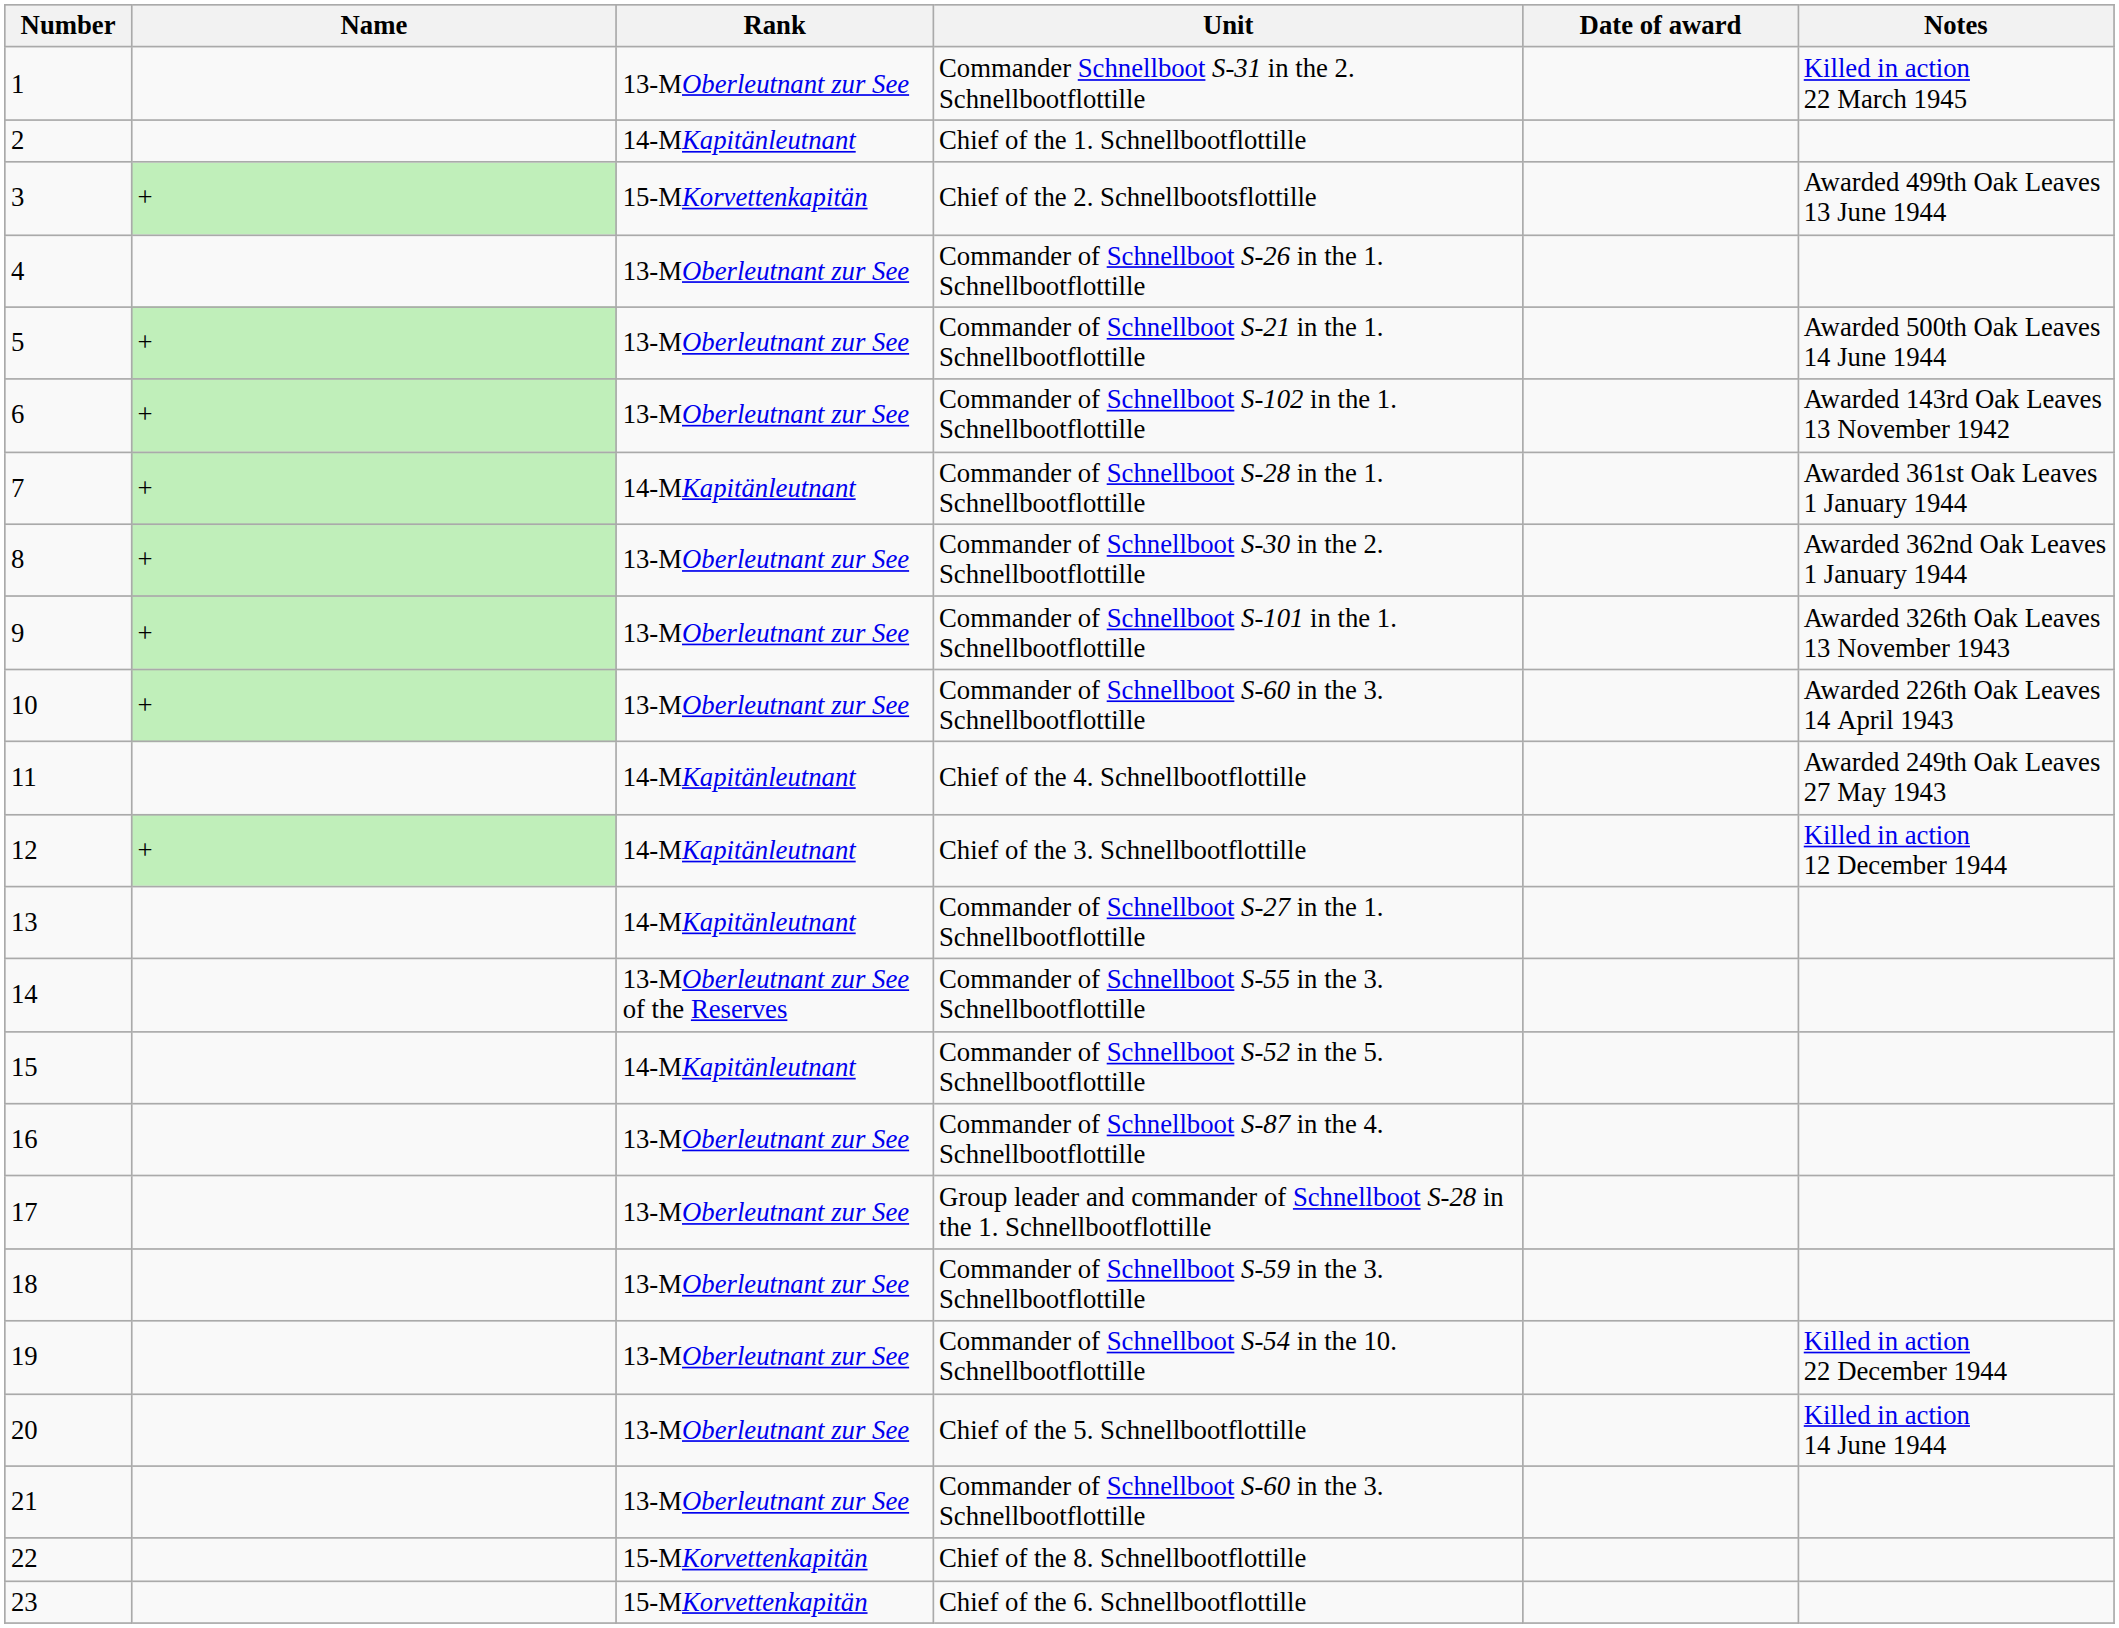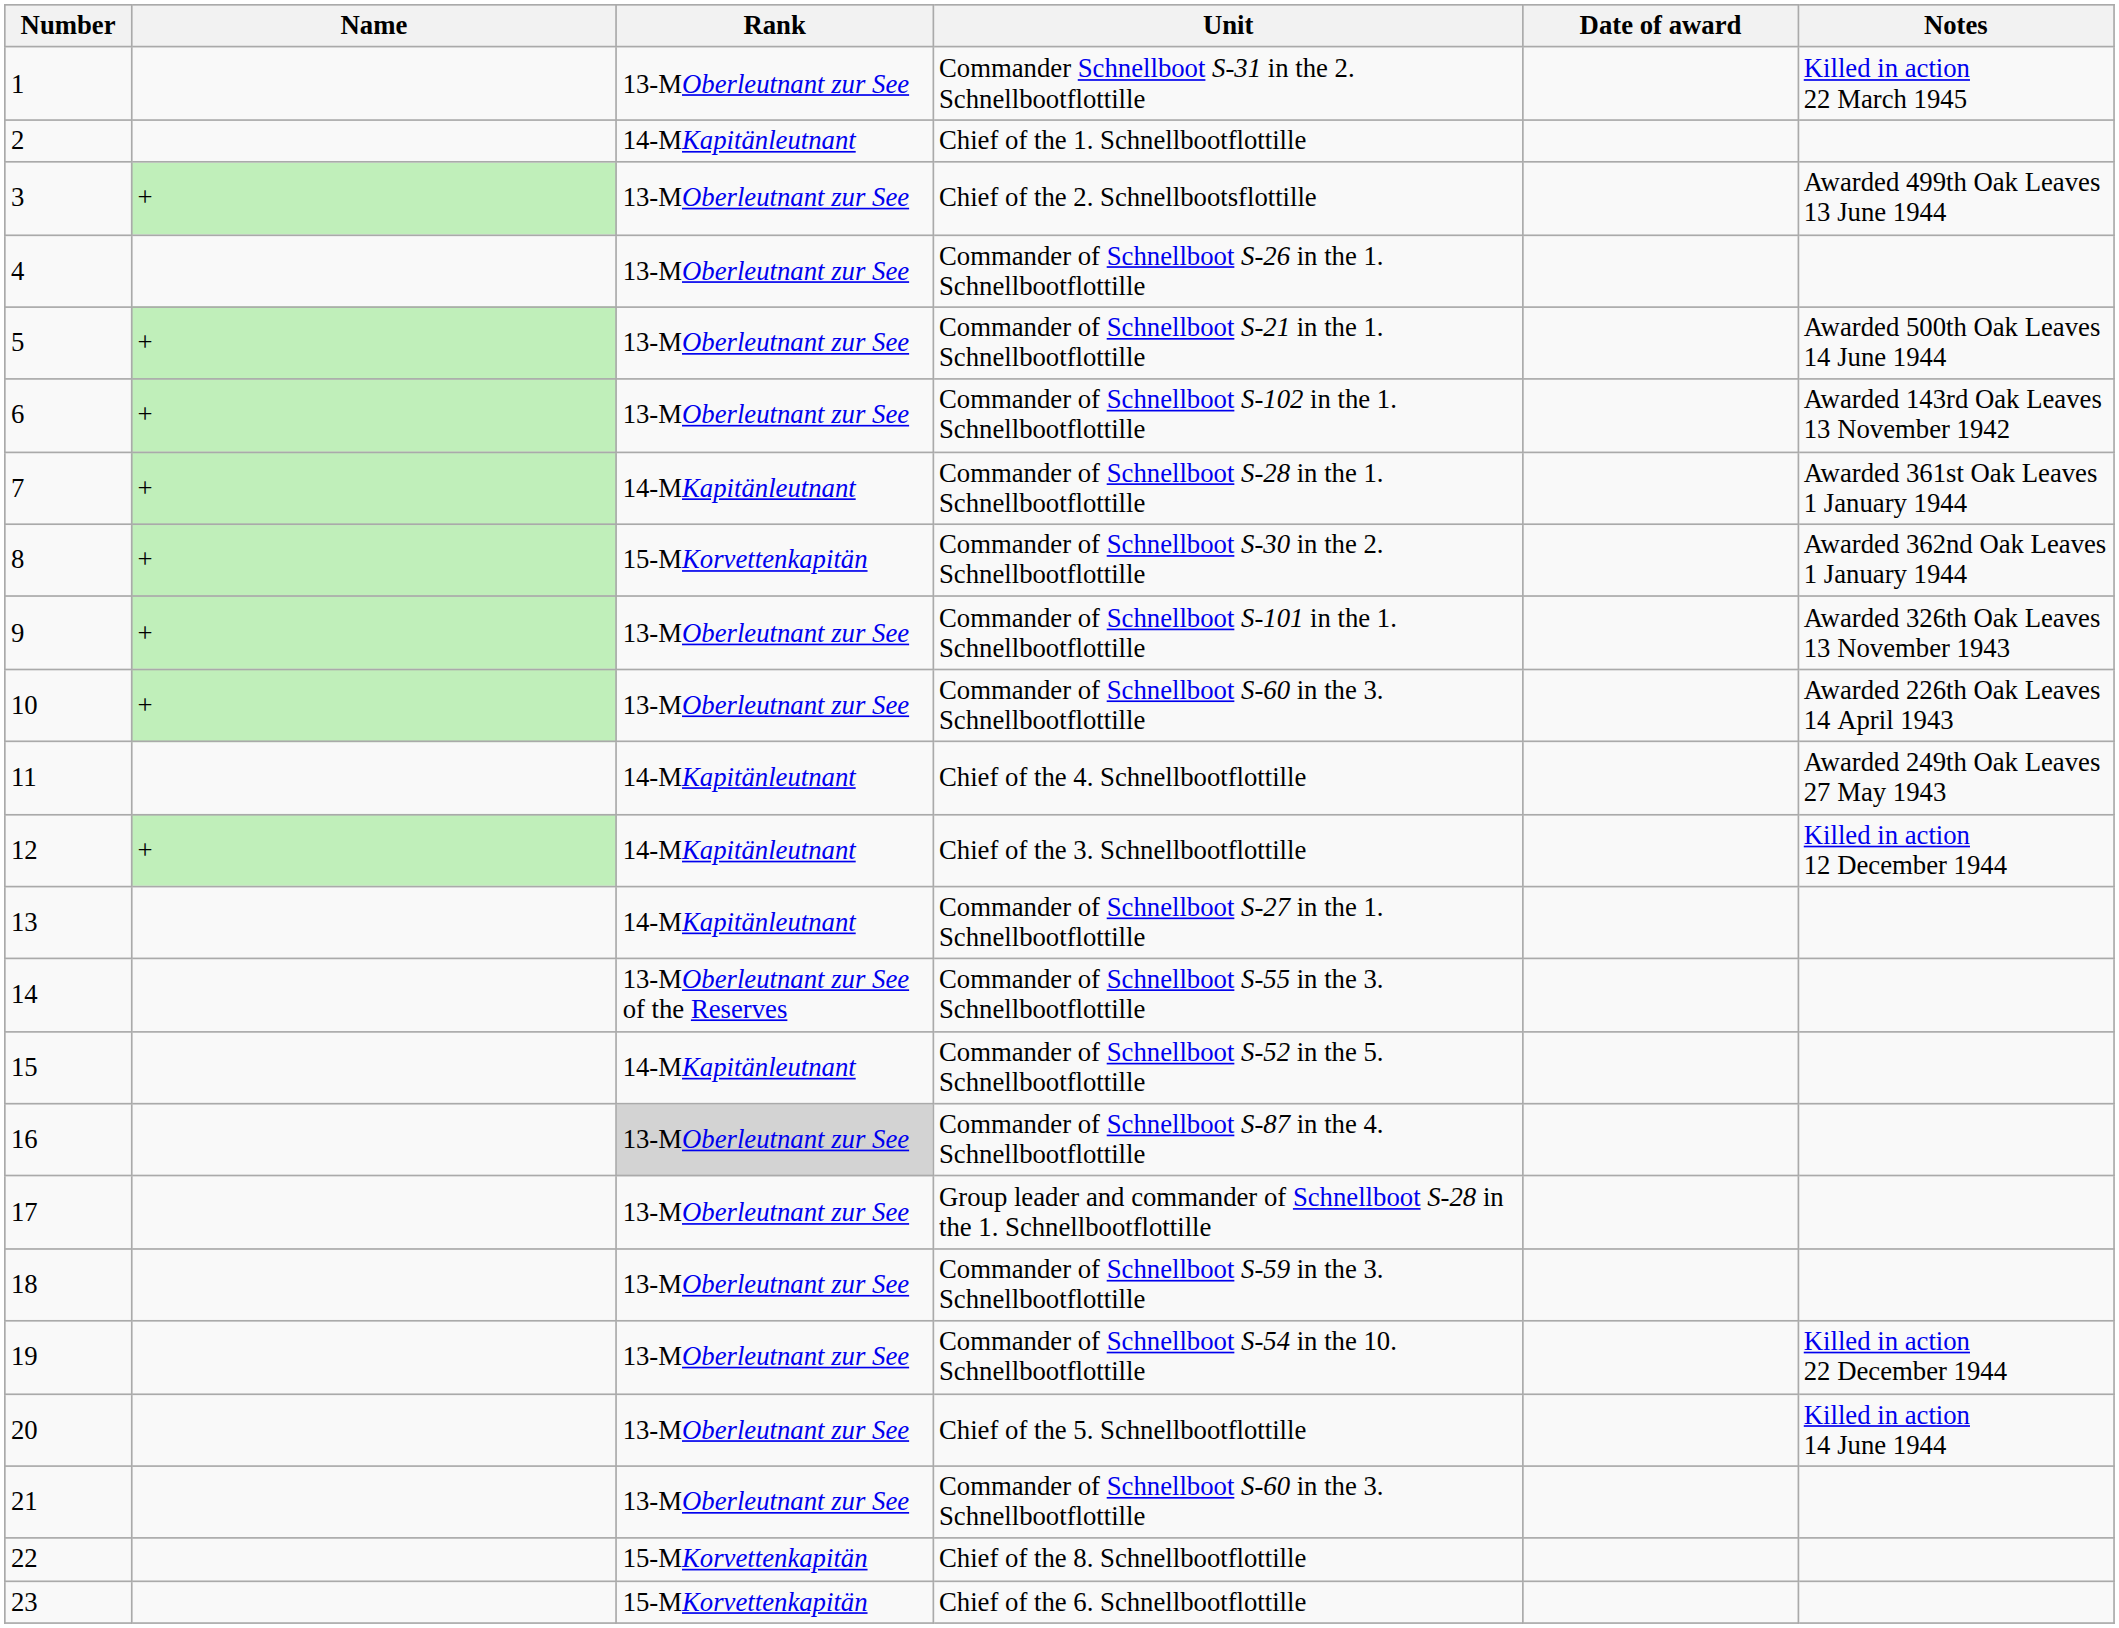(745, 197) 15-MKorvettenkapitän -> (766, 197) 13-MOberleutnant zur See
(766, 560) 13-MOberleutnant zur See -> (745, 560) 15-MKorvettenkapitän
(766, 1139) no background -> (766, 1139) lightgrey background
